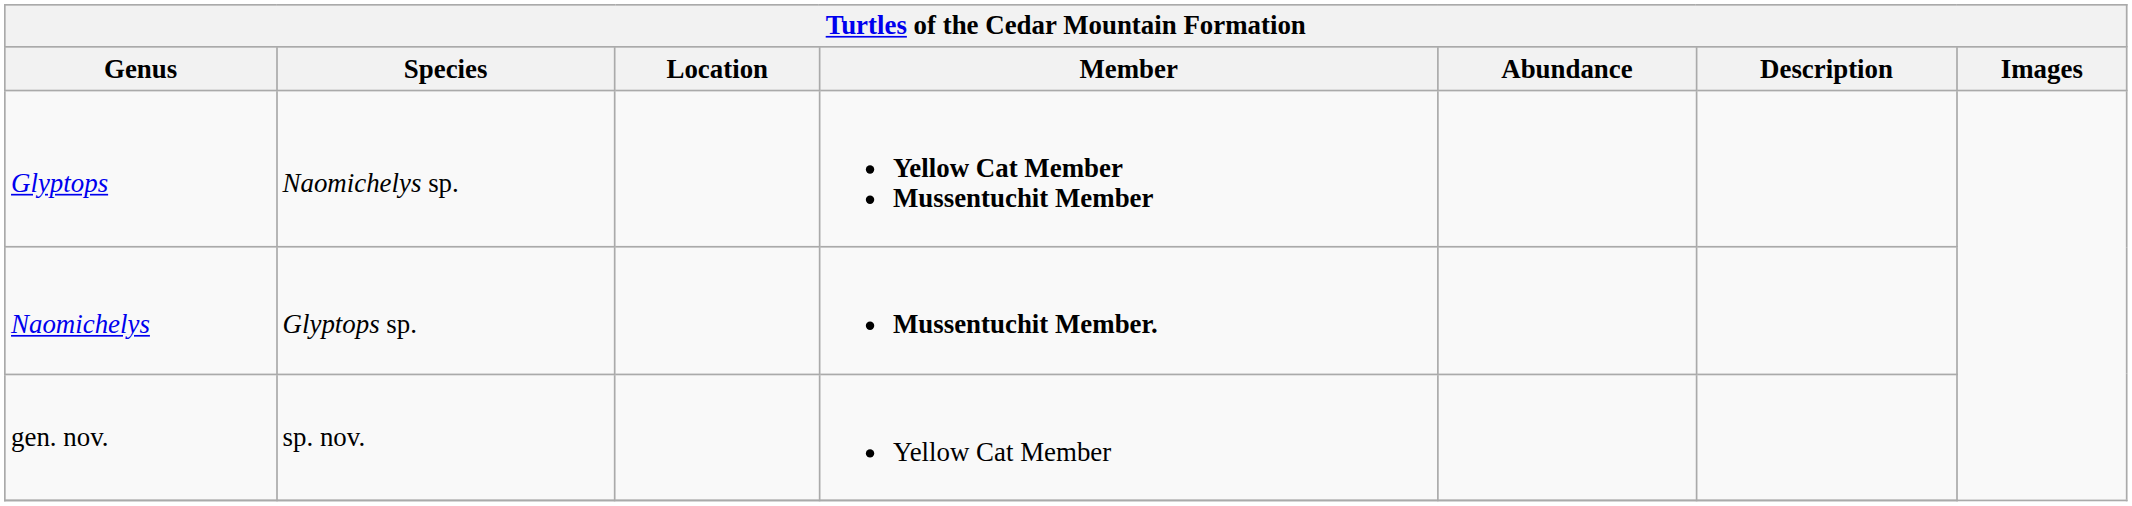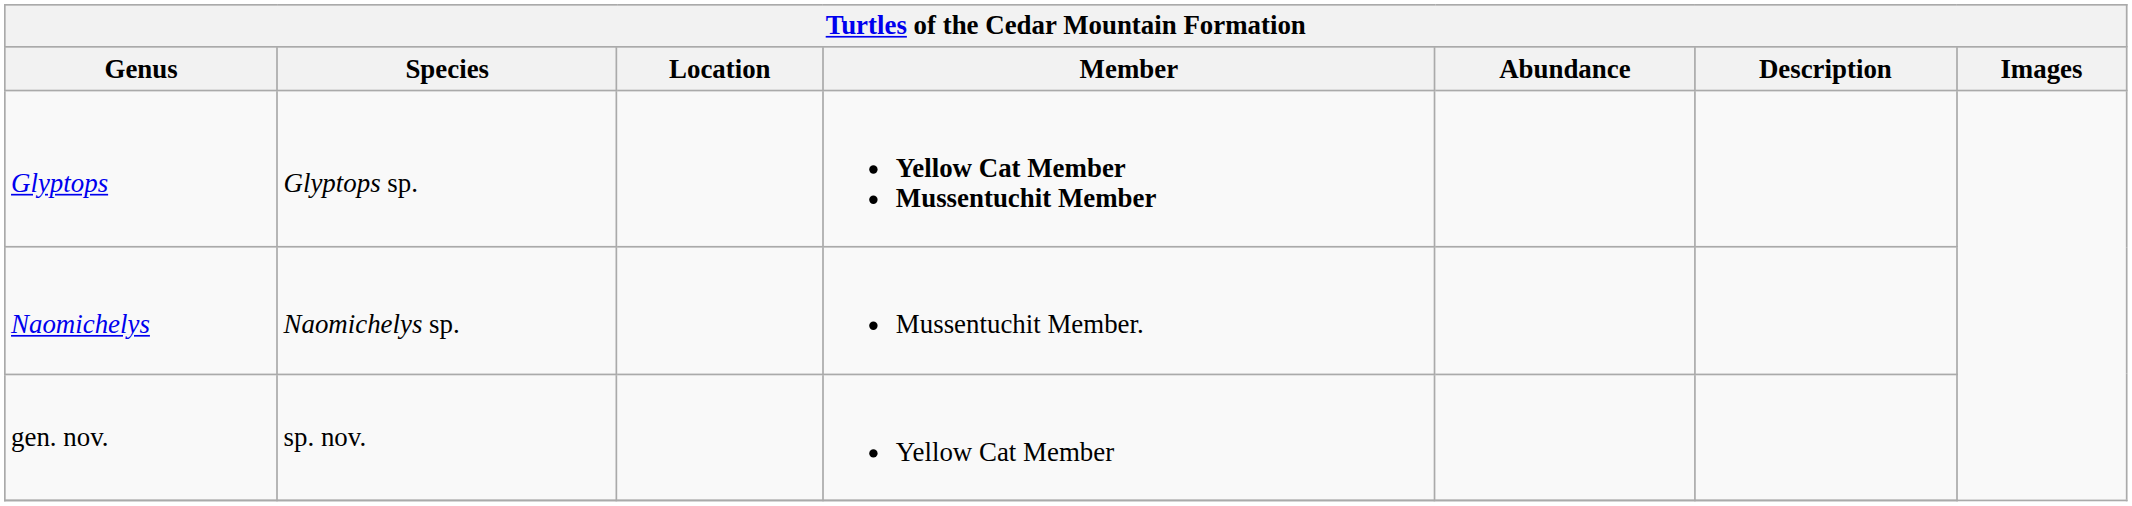(371, 183) Naomichelys sp. -> (351, 183) Glyptops sp.
(350, 325) Glyptops sp. -> (372, 325) Naomichelys sp.
(1129, 325) bold -> (1129, 325) normal
